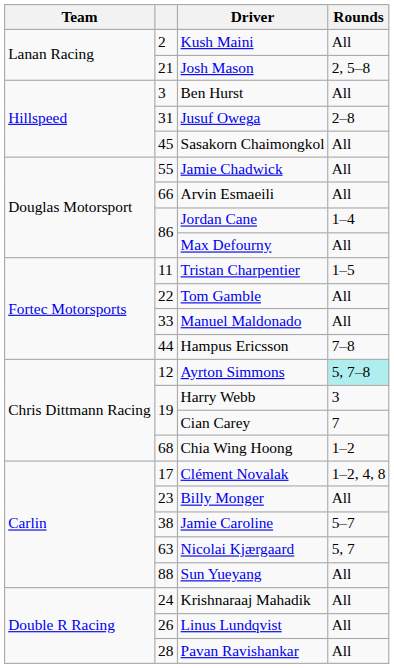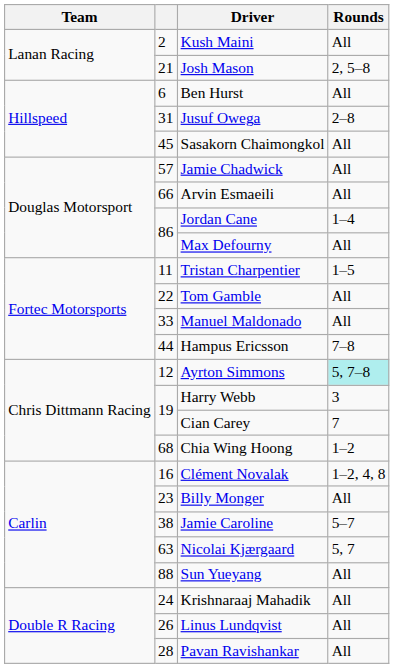(162, 92) 3 -> (162, 92) 6
(166, 168) 55 -> (166, 168) 57
(166, 473) 17 -> (166, 473) 16
